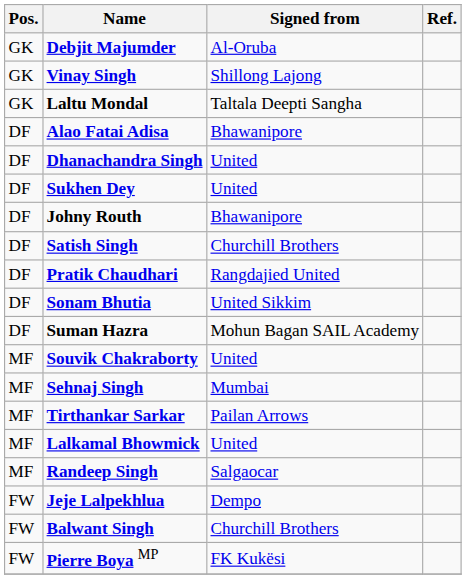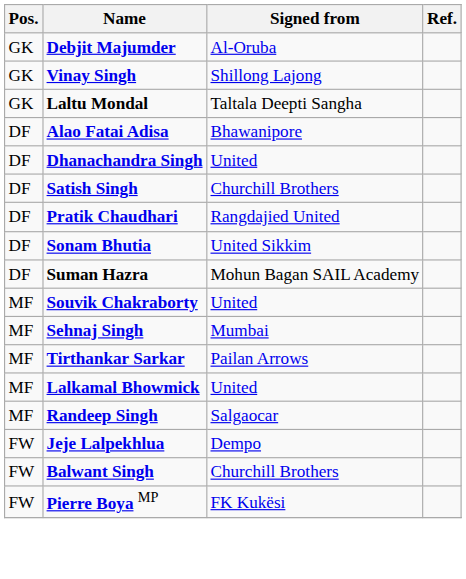- row: (91, 188)
- row: (94, 217)
